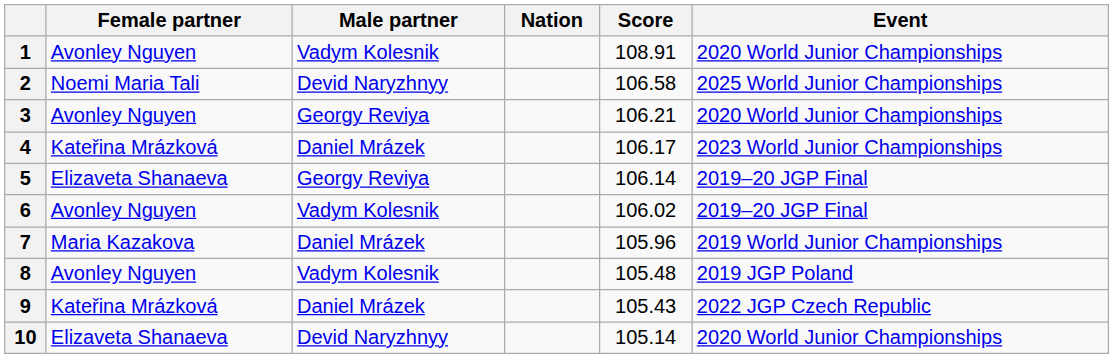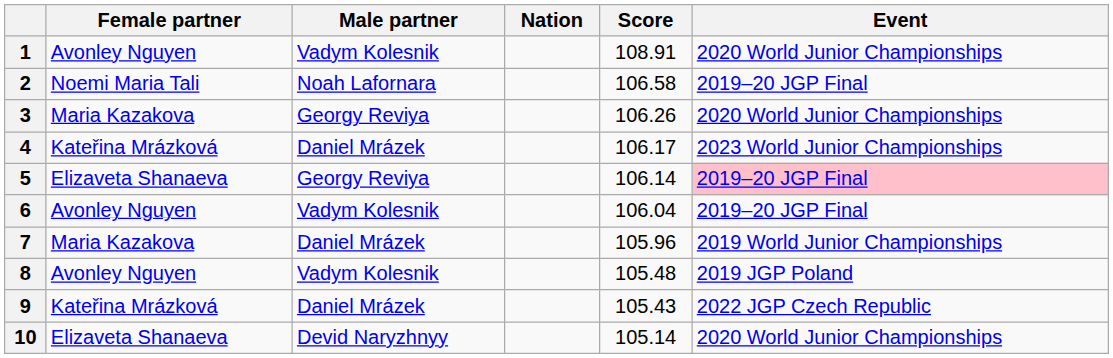(373, 83) Devid Naryzhnyy -> (366, 83) Noah Lafornara
(849, 83) 2025 World Junior Championships -> (782, 83) 2019–20 JGP Final
(124, 115) Avonley Nguyen -> (123, 115) Maria Kazakova
(646, 115) 106.21 -> (646, 115) 106.26
(782, 178) no background -> (782, 178) pink background
(646, 210) 106.02 -> (646, 210) 106.04
